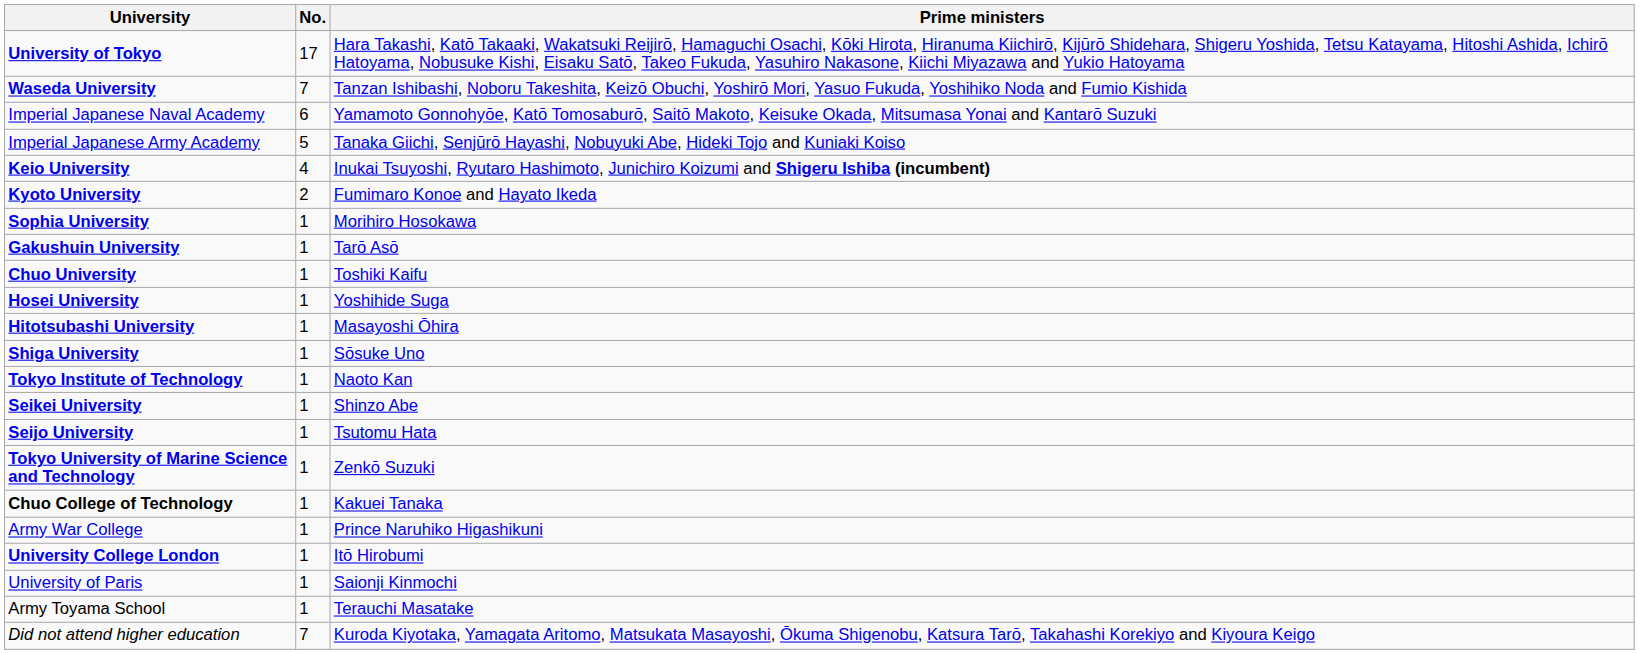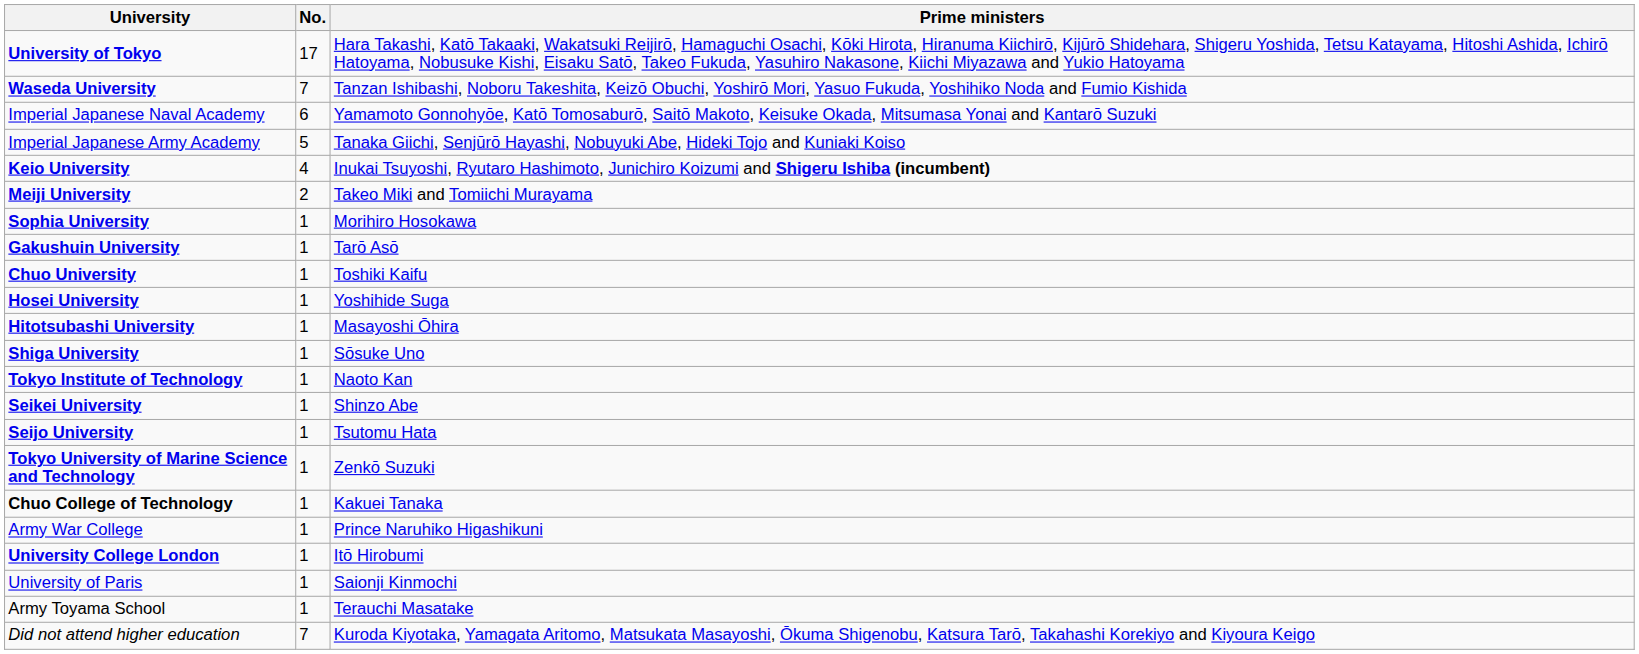- row: (74, 194)
+ row: (69, 194)
